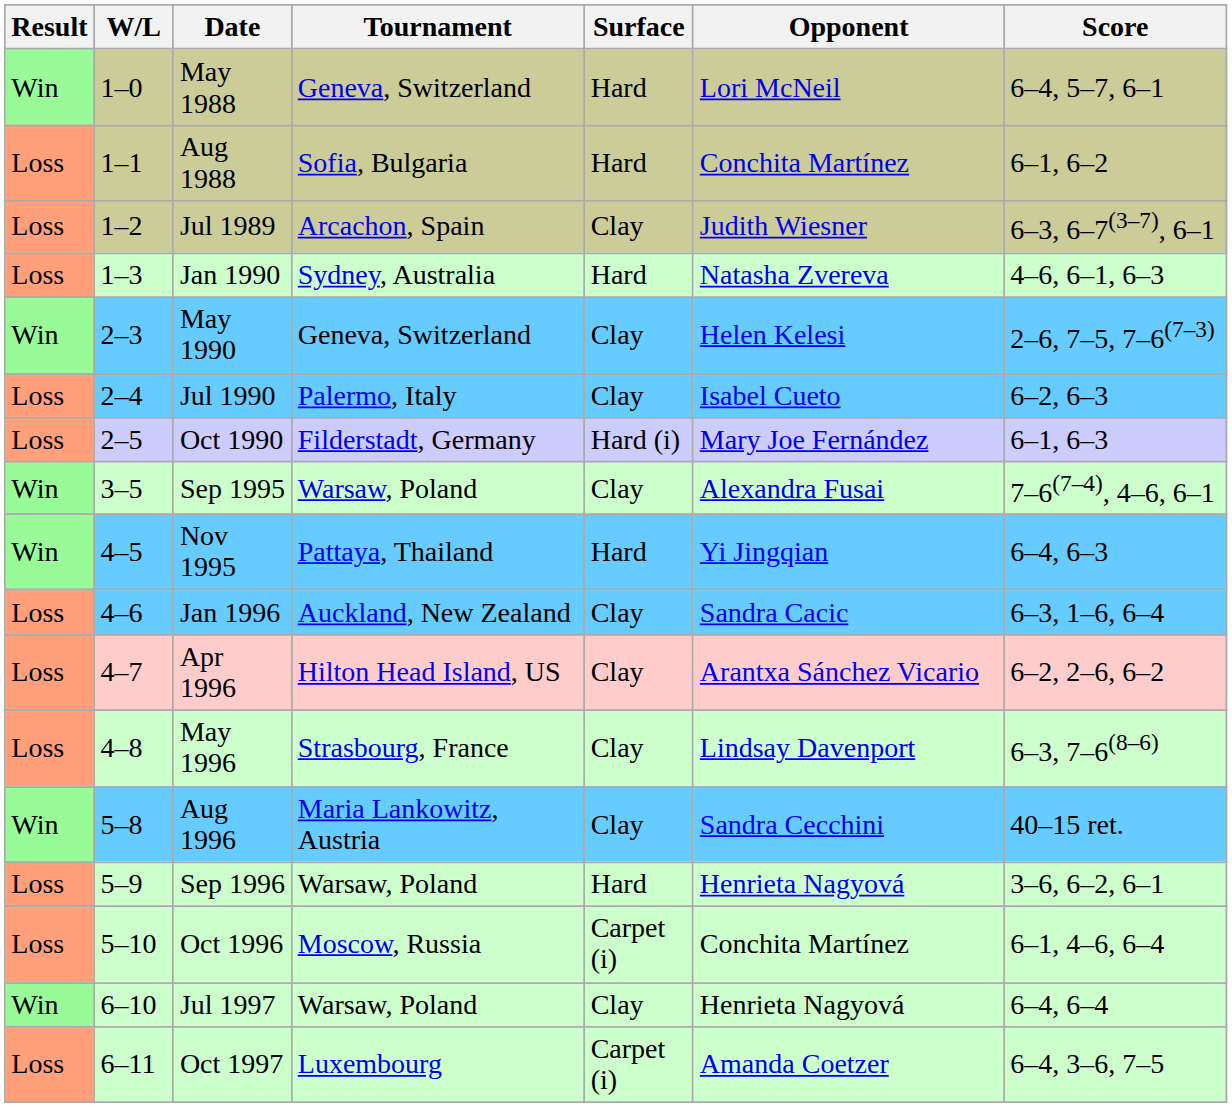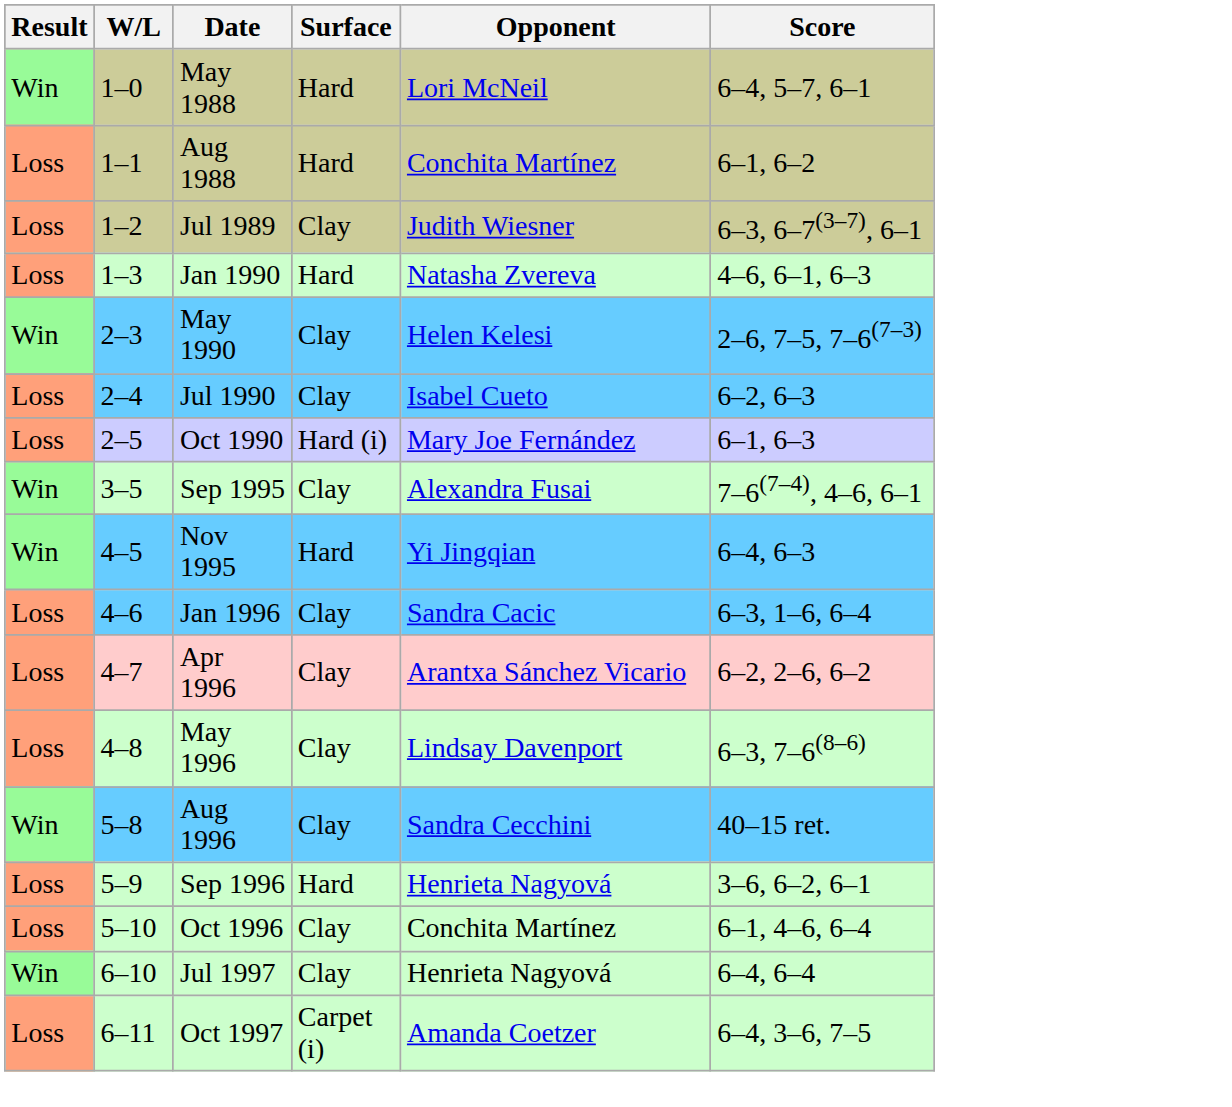- column: (438, 26)
(628, 944) Carpet (i) -> (324, 928) Clay
